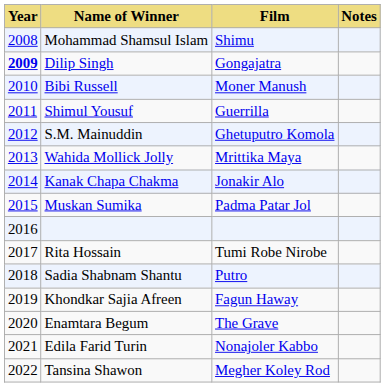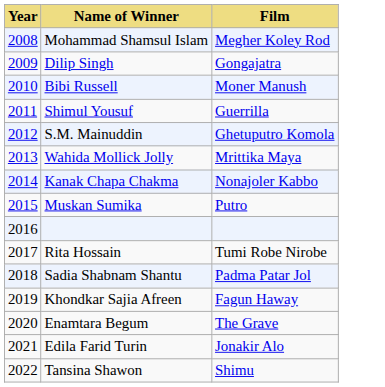- column: (359, 16)
(234, 39) Shimu -> (272, 39) Megher Koley Rod
(23, 63) bold -> (23, 63) normal
(250, 181) Jonakir Alo -> (266, 181) Nonajoler Kabbo
(263, 205) Padma Patar Jol -> (231, 205) Putro
(231, 275) Putro -> (263, 275) Padma Patar Jol
(266, 346) Nonajoler Kabbo -> (250, 346) Jonakir Alo
(272, 370) Megher Koley Rod -> (234, 370) Shimu
